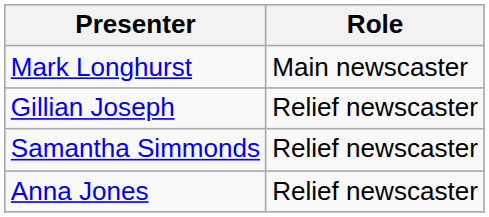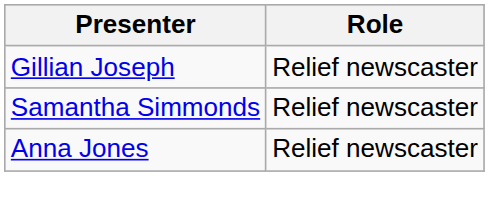- row: (101, 66)
